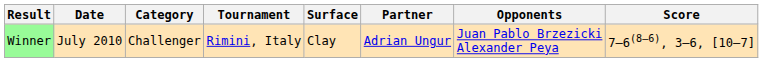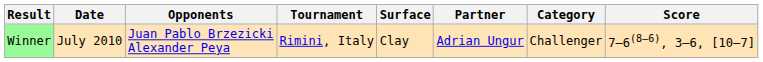columns swapped: (164, 14) <-> (530, 14)
